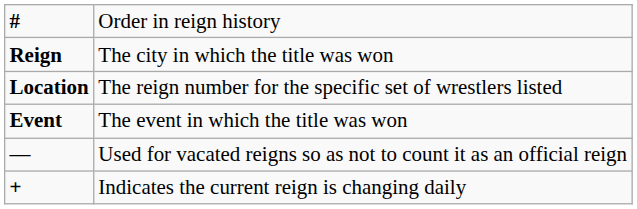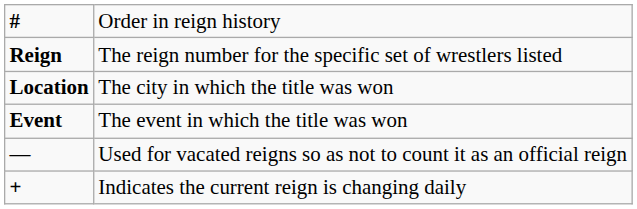(246, 54) The city in which the title was won -> (330, 54) The reign number for the specific set of wrestlers listed
(330, 87) The reign number for the specific set of wrestlers listed -> (246, 87) The city in which the title was won
